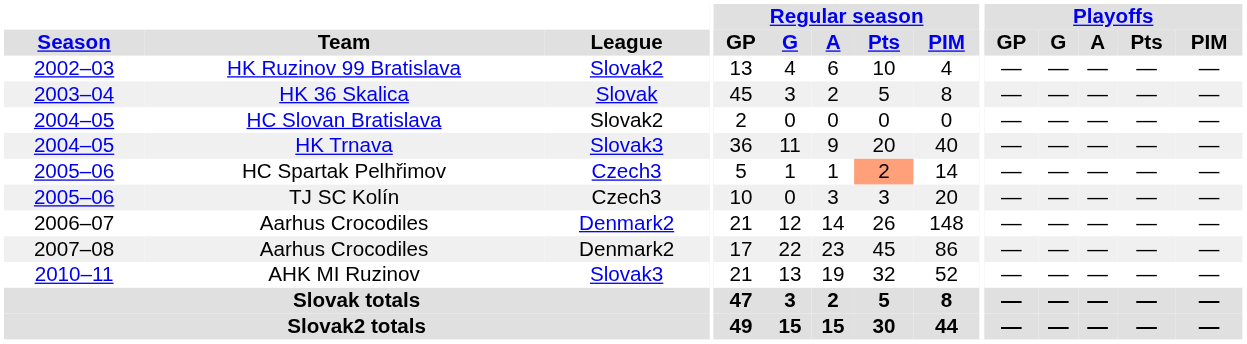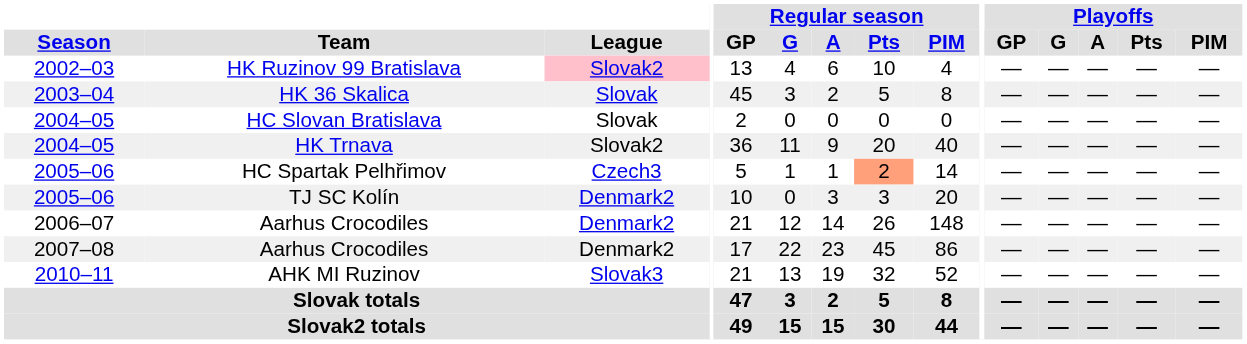(627, 68) no background -> (627, 68) pink background
(627, 119) Slovak2 -> (627, 119) Slovak
(627, 145) Slovak3 -> (627, 145) Slovak2
(627, 197) Czech3 -> (627, 197) Denmark2
